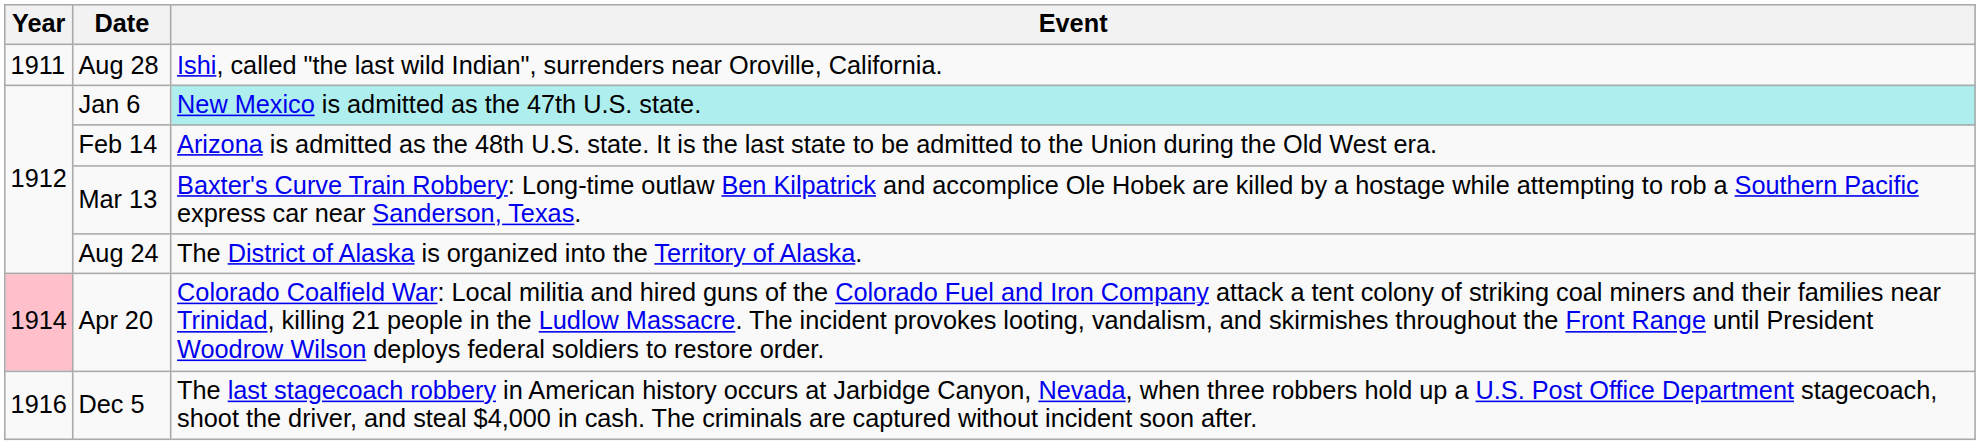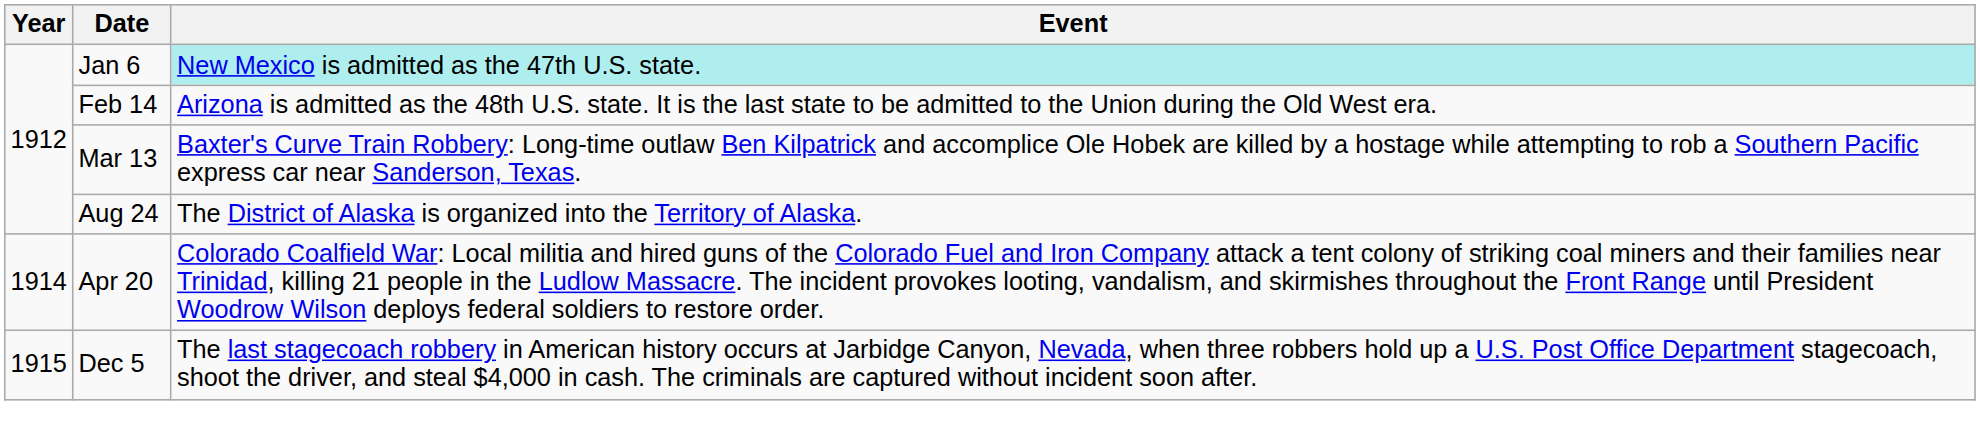- row: (119, 64)
(39, 321) pink background -> (39, 281) no background
(39, 404) 1916 -> (39, 364) 1915
